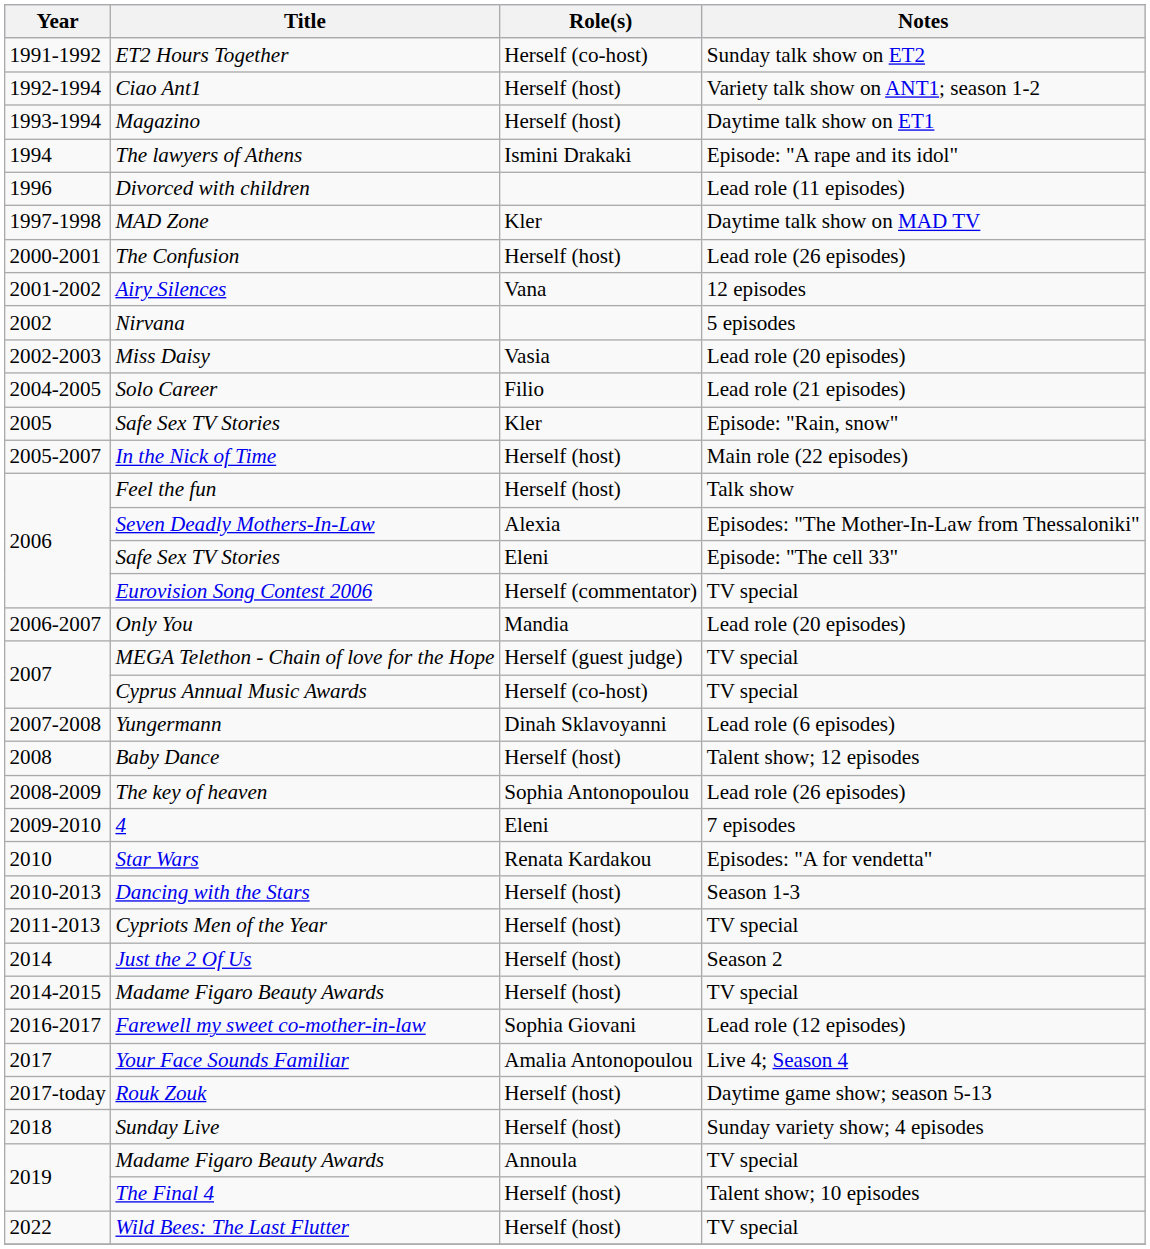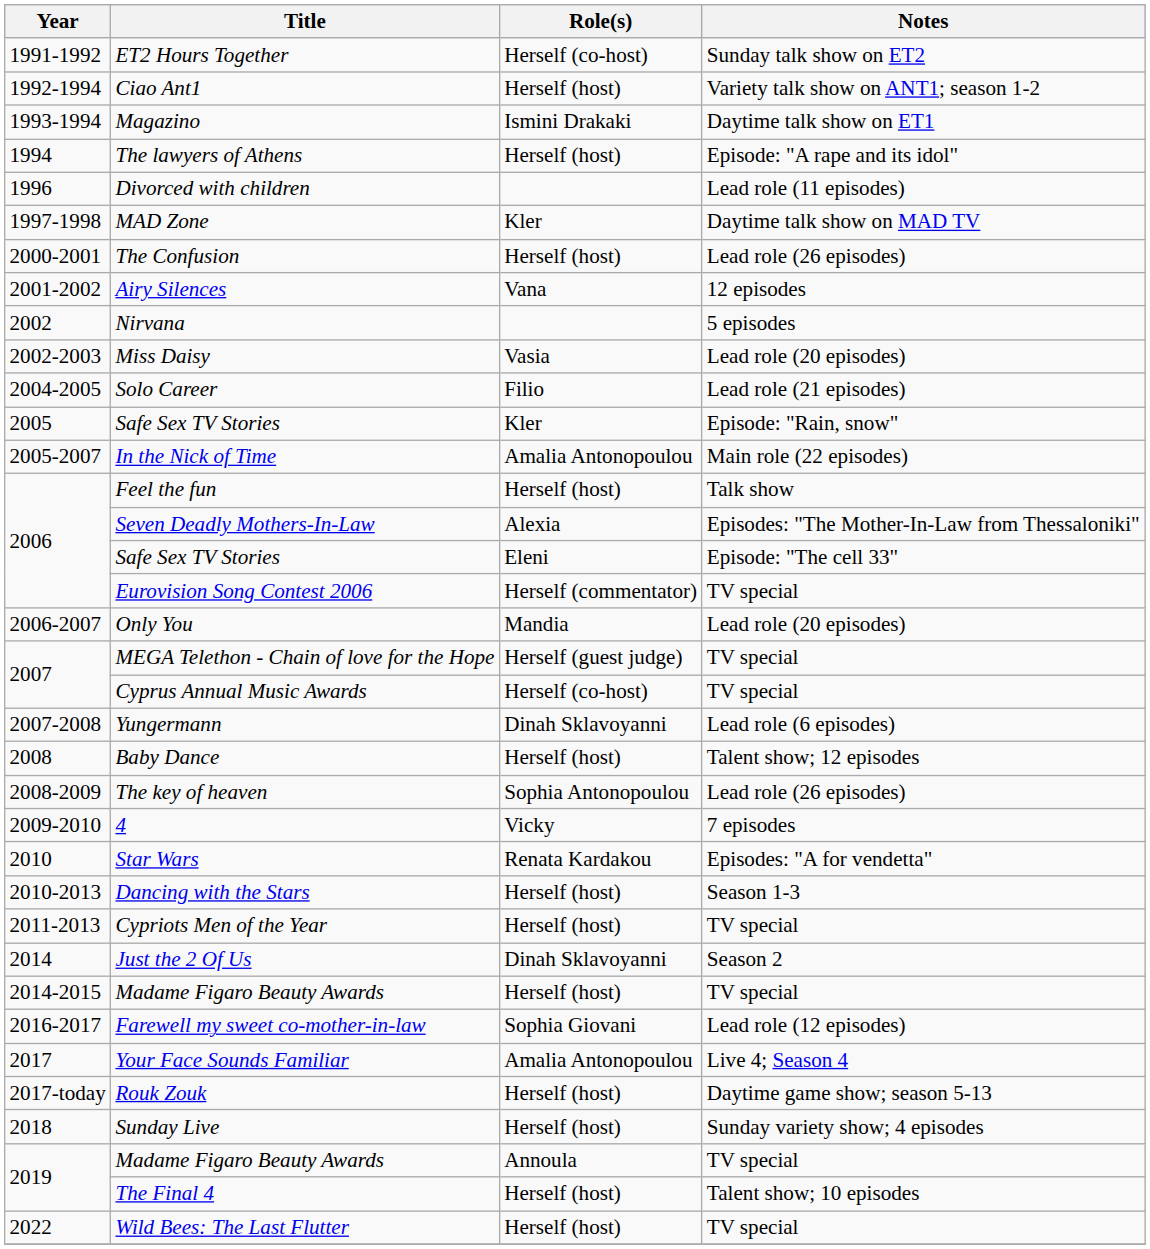(562, 121) Herself (host) -> (568, 121) Ismini Drakaki
(568, 155) Ismini Drakaki -> (562, 155) Herself (host)
(562, 456) Herself (host) -> (598, 456) Amalia Antonopoulou
(526, 825) Eleni -> (529, 825) Vicky
(562, 959) Herself (host) -> (585, 959) Dinah Sklavoyanni
